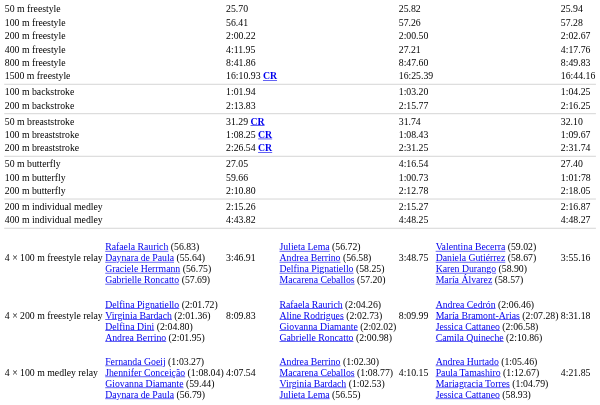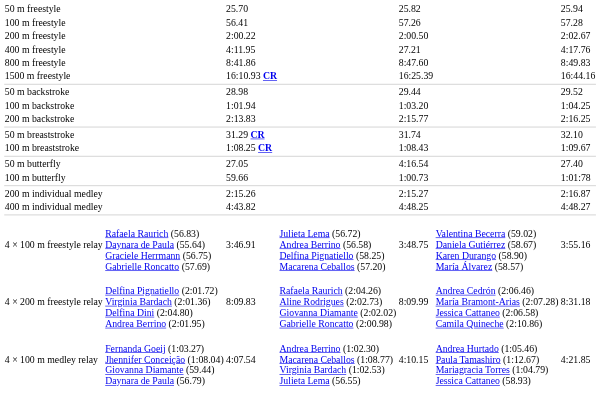+ row: (37, 92)
- row: (42, 148)
- row: (35, 191)
